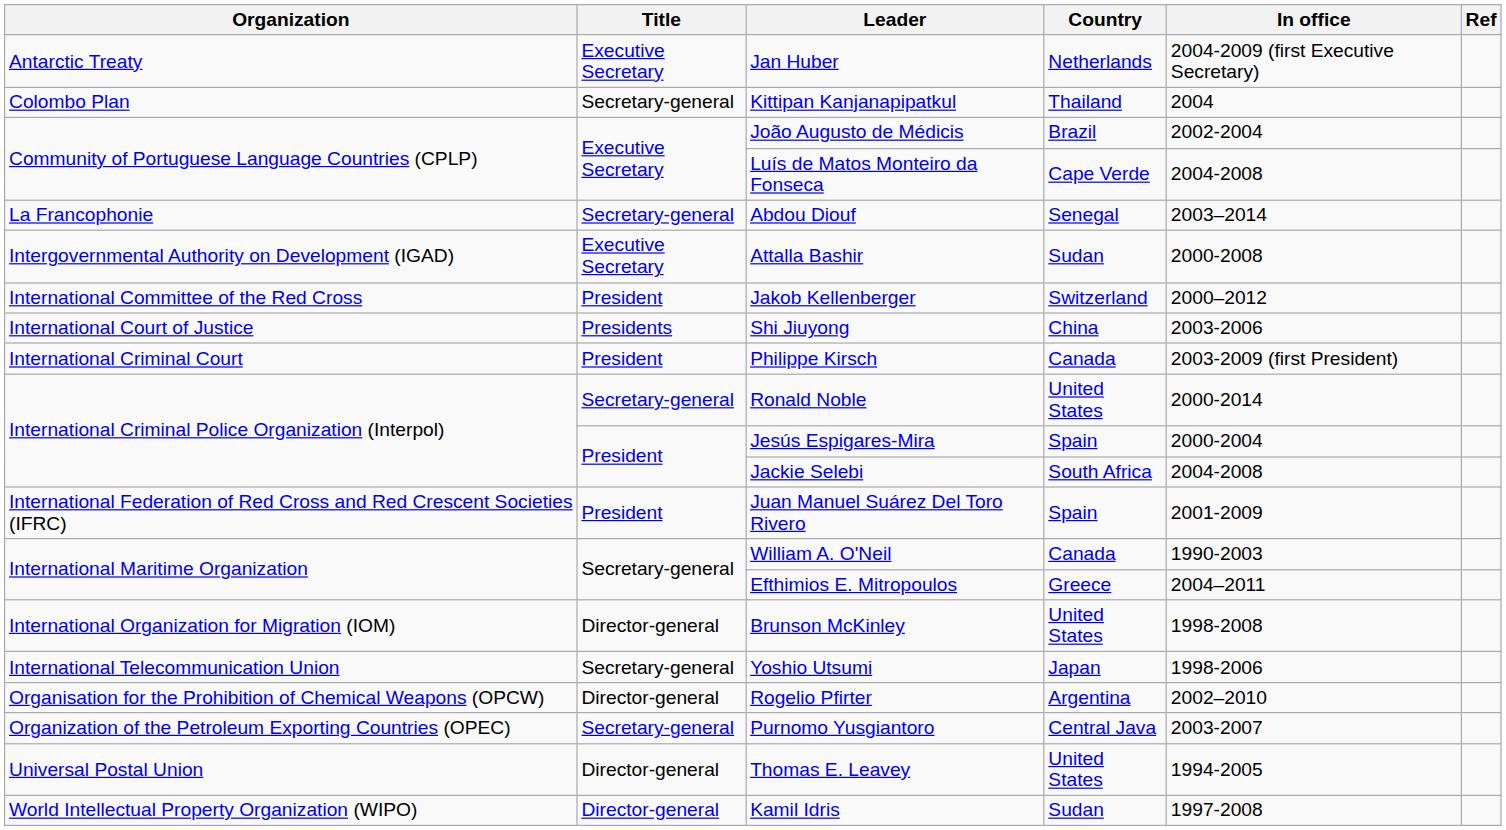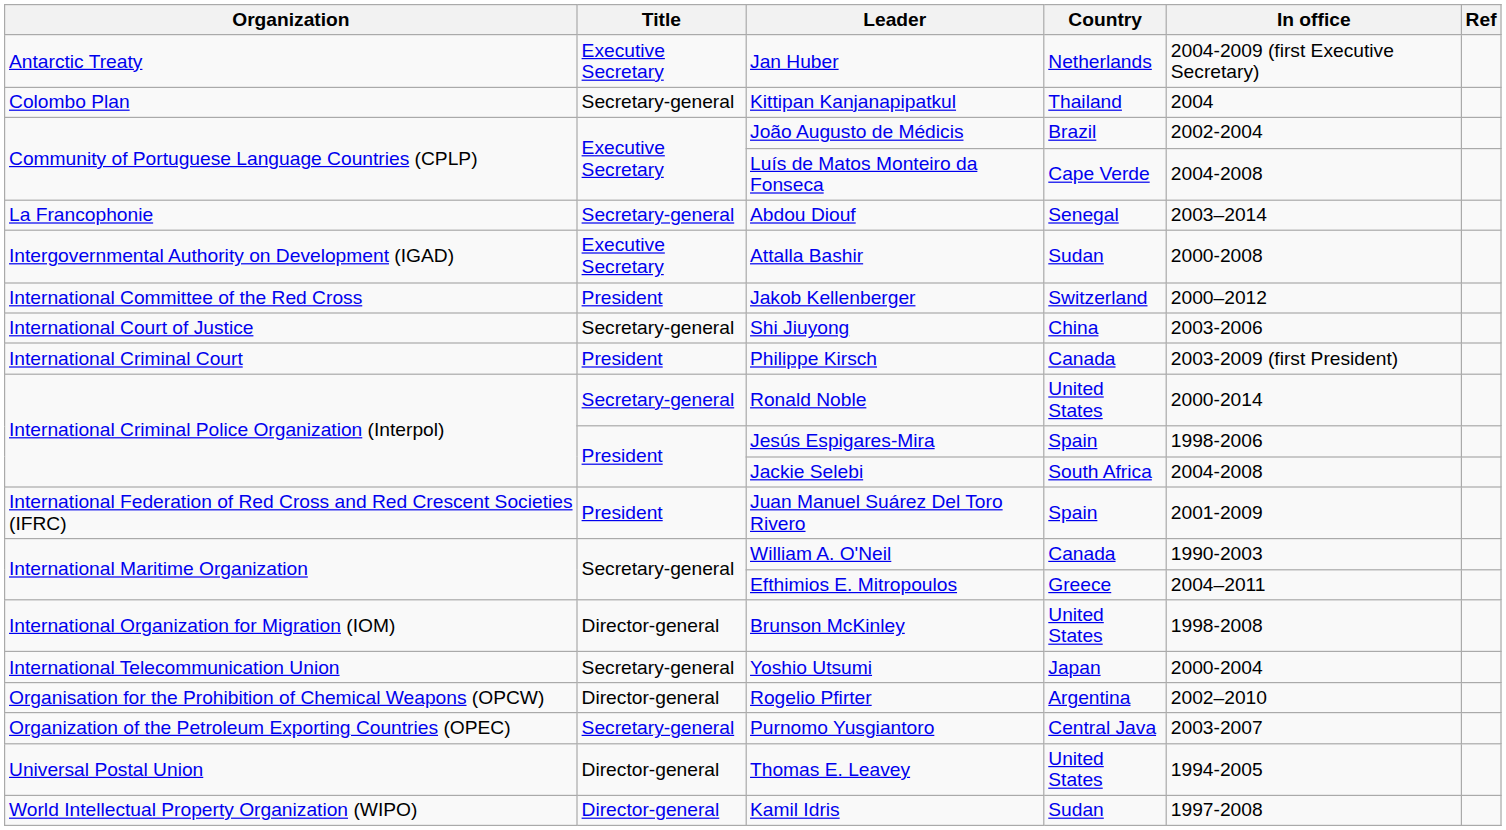(627, 328) Presidents -> (658, 328) Secretary-general
(1217, 441) 2000-2004 -> (1217, 441) 1998-2006
(1217, 666) 1998-2006 -> (1217, 666) 2000-2004
